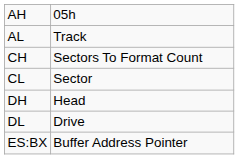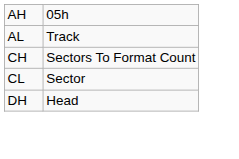- row: (16, 121)
- row: (27, 143)
